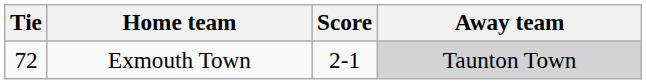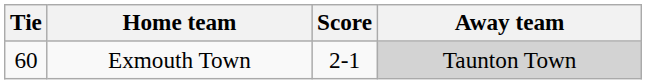(26, 59) 72 -> (26, 59) 60
